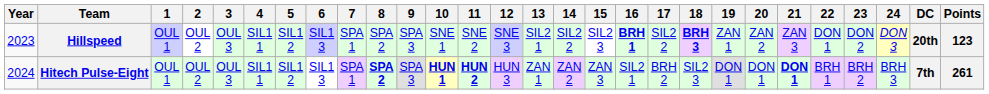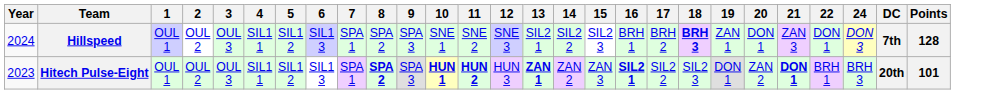- column: (860, 14)
(21, 40) 2023 -> (21, 40) 2024
(632, 40) bold -> (632, 40) normal
(664, 40) SIL2 2 -> (663, 40) BRH 2
(761, 40) ZAN 2 -> (761, 40) DON 1
(925, 40) 20th -> (892, 40) 7th
(962, 40) 123 -> (929, 40) 128
(21, 73) 2024 -> (21, 73) 2023
(538, 73) normal -> (538, 73) bold
(632, 73) normal -> (632, 73) bold
(664, 73) BRH 2 -> (663, 73) SIL2 2
(761, 73) DON 1 -> (761, 73) ZAN 2
(925, 73) 7th -> (892, 73) 20th
(962, 73) 261 -> (929, 73) 101
